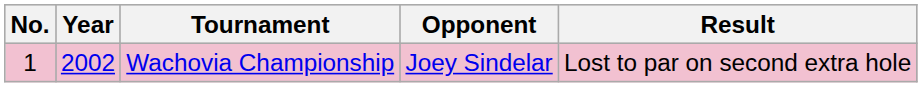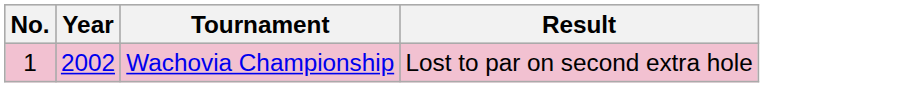- column: (479, 24)
